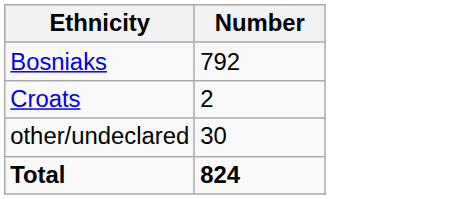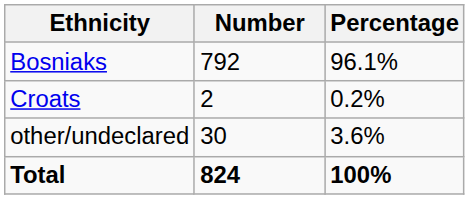+ column: (395, 23)
